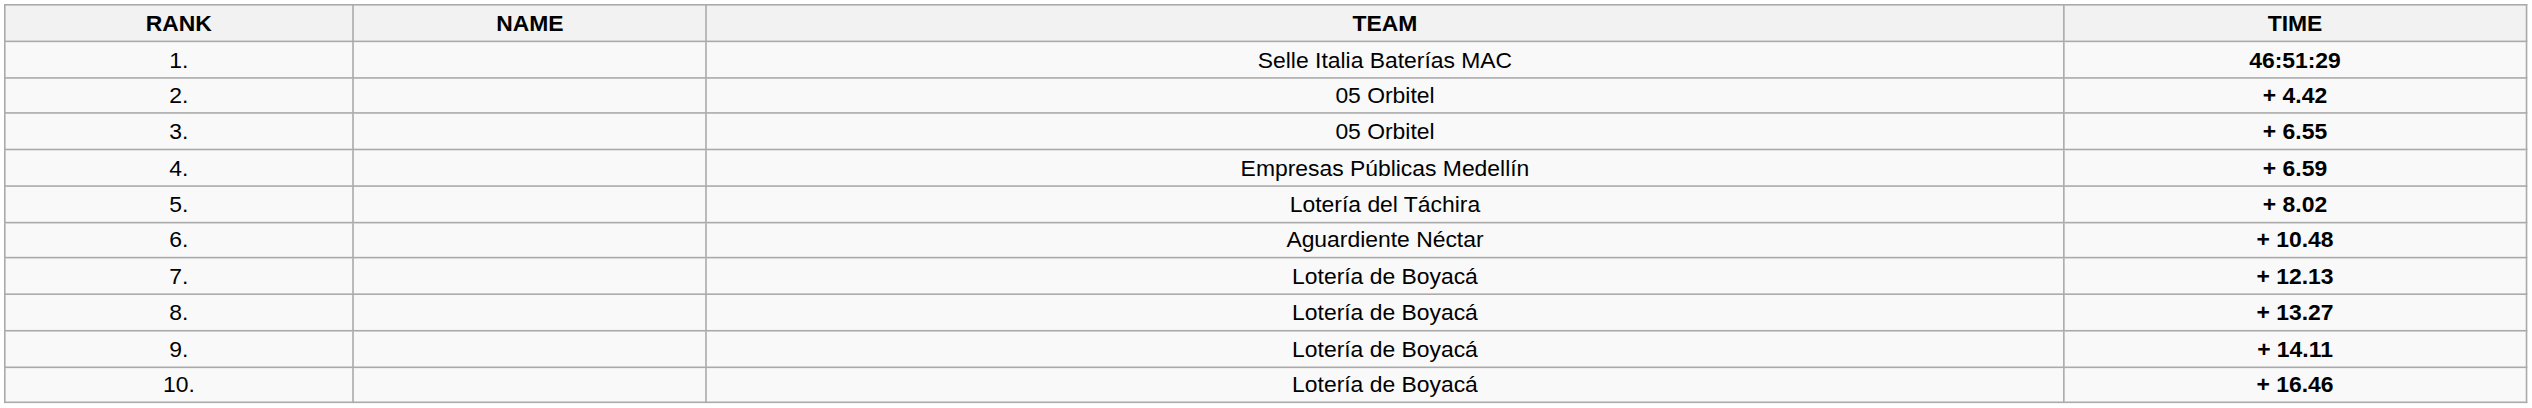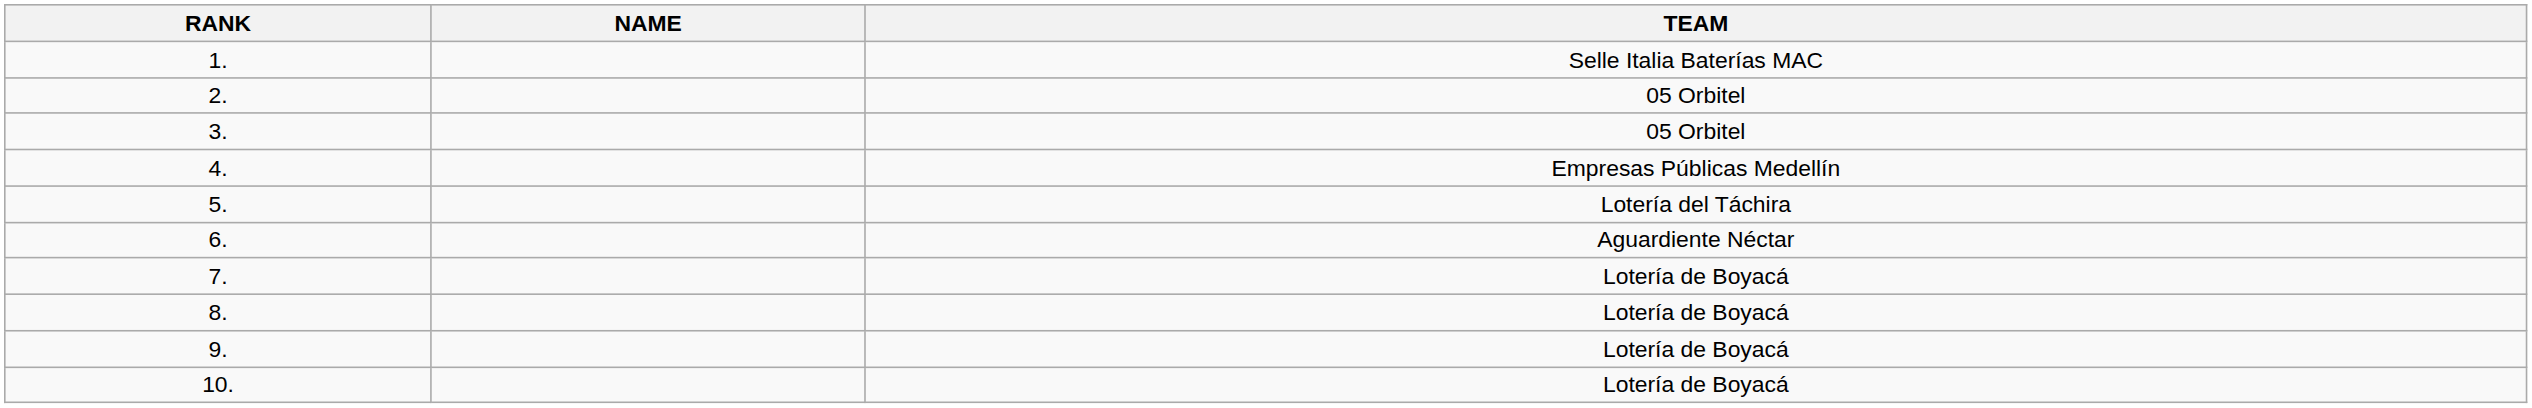- column: (2295, 23)
